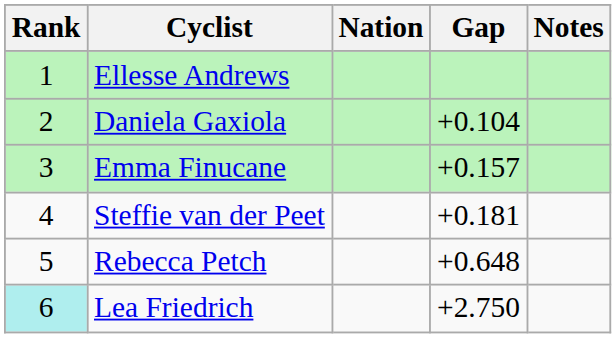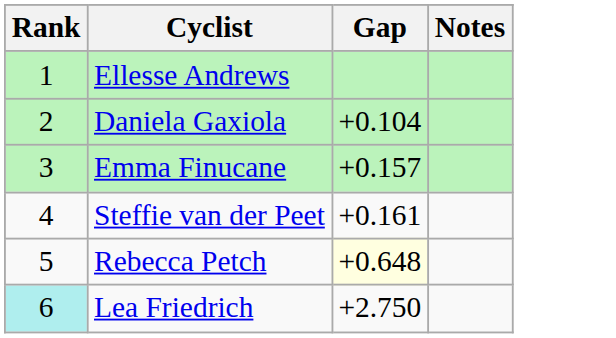- column: (381, 27)
(478, 214) +0.181 -> (380, 214) +0.161
(478, 261) no background -> (380, 261) lightyellow background
